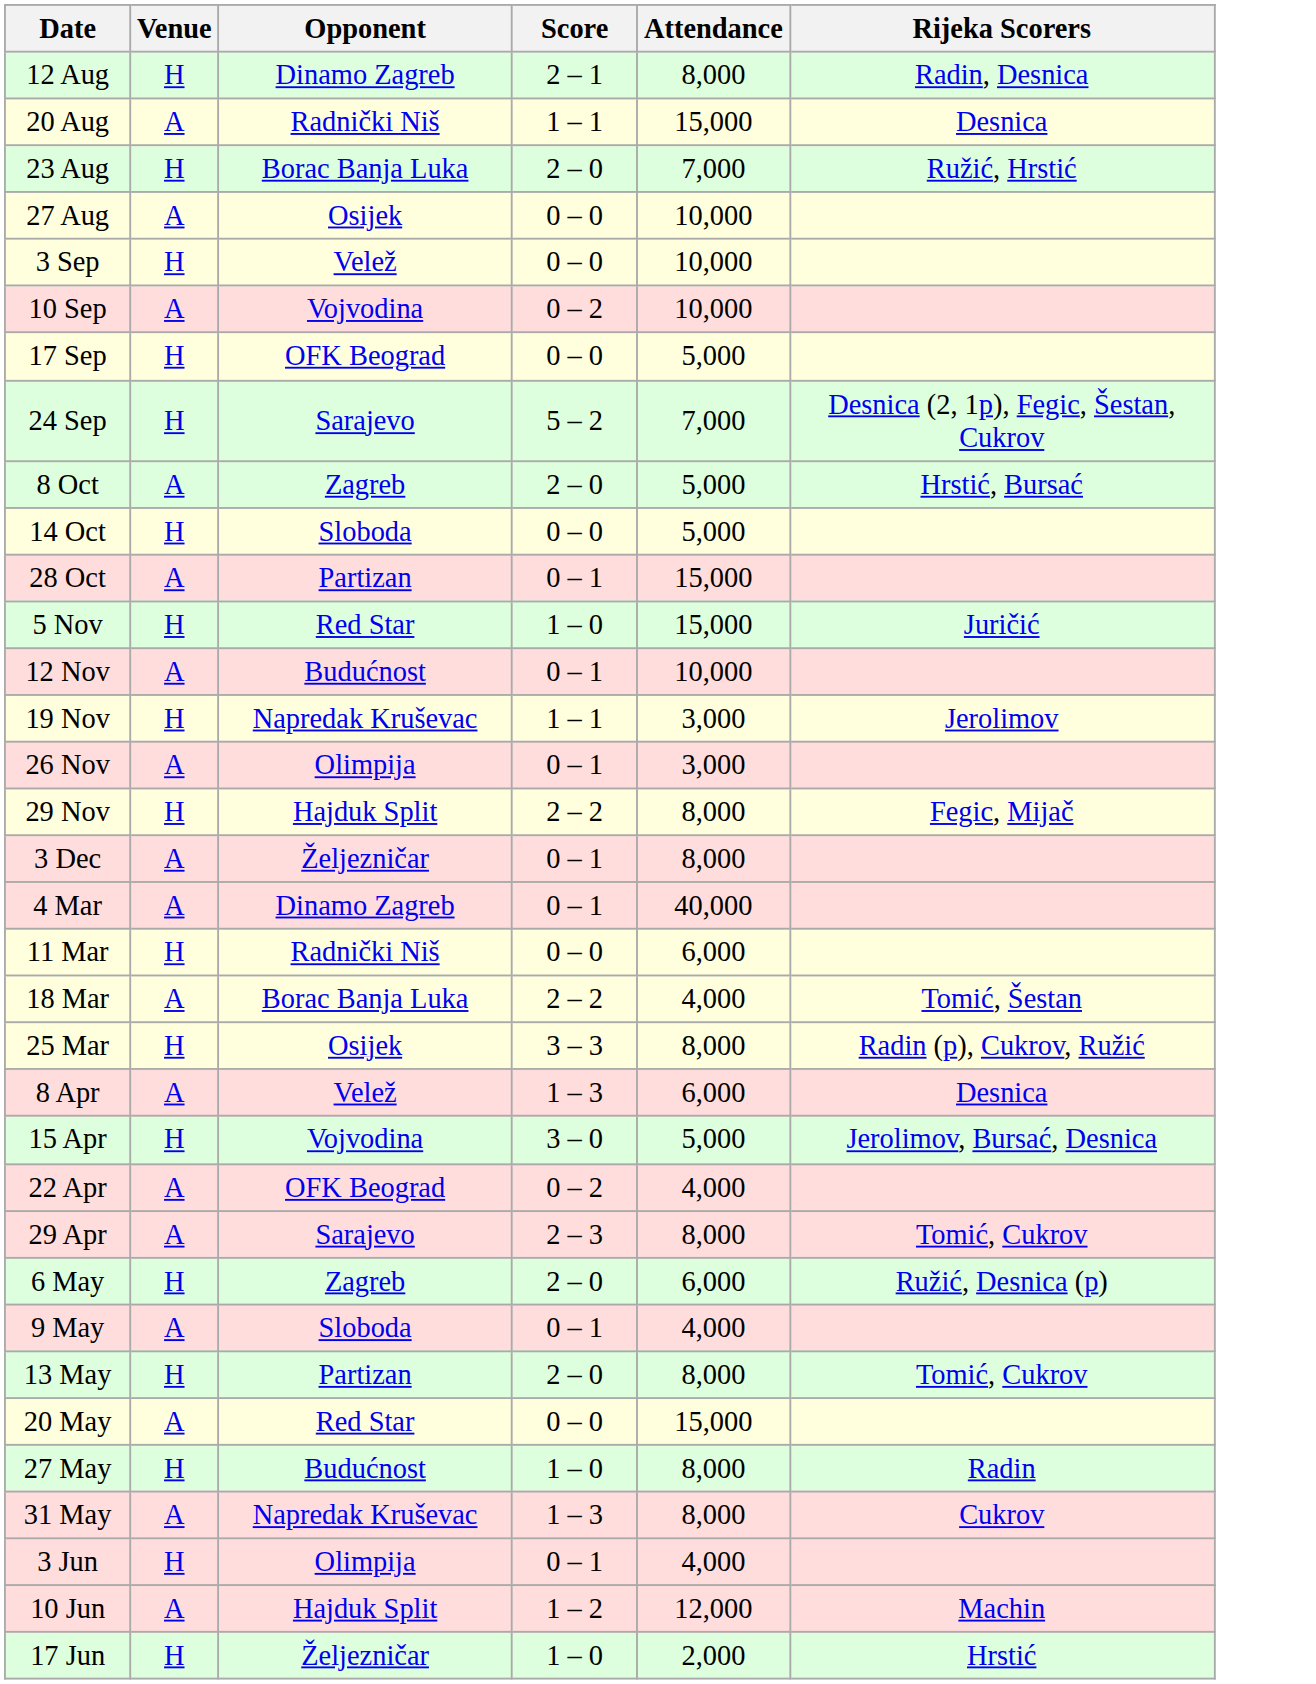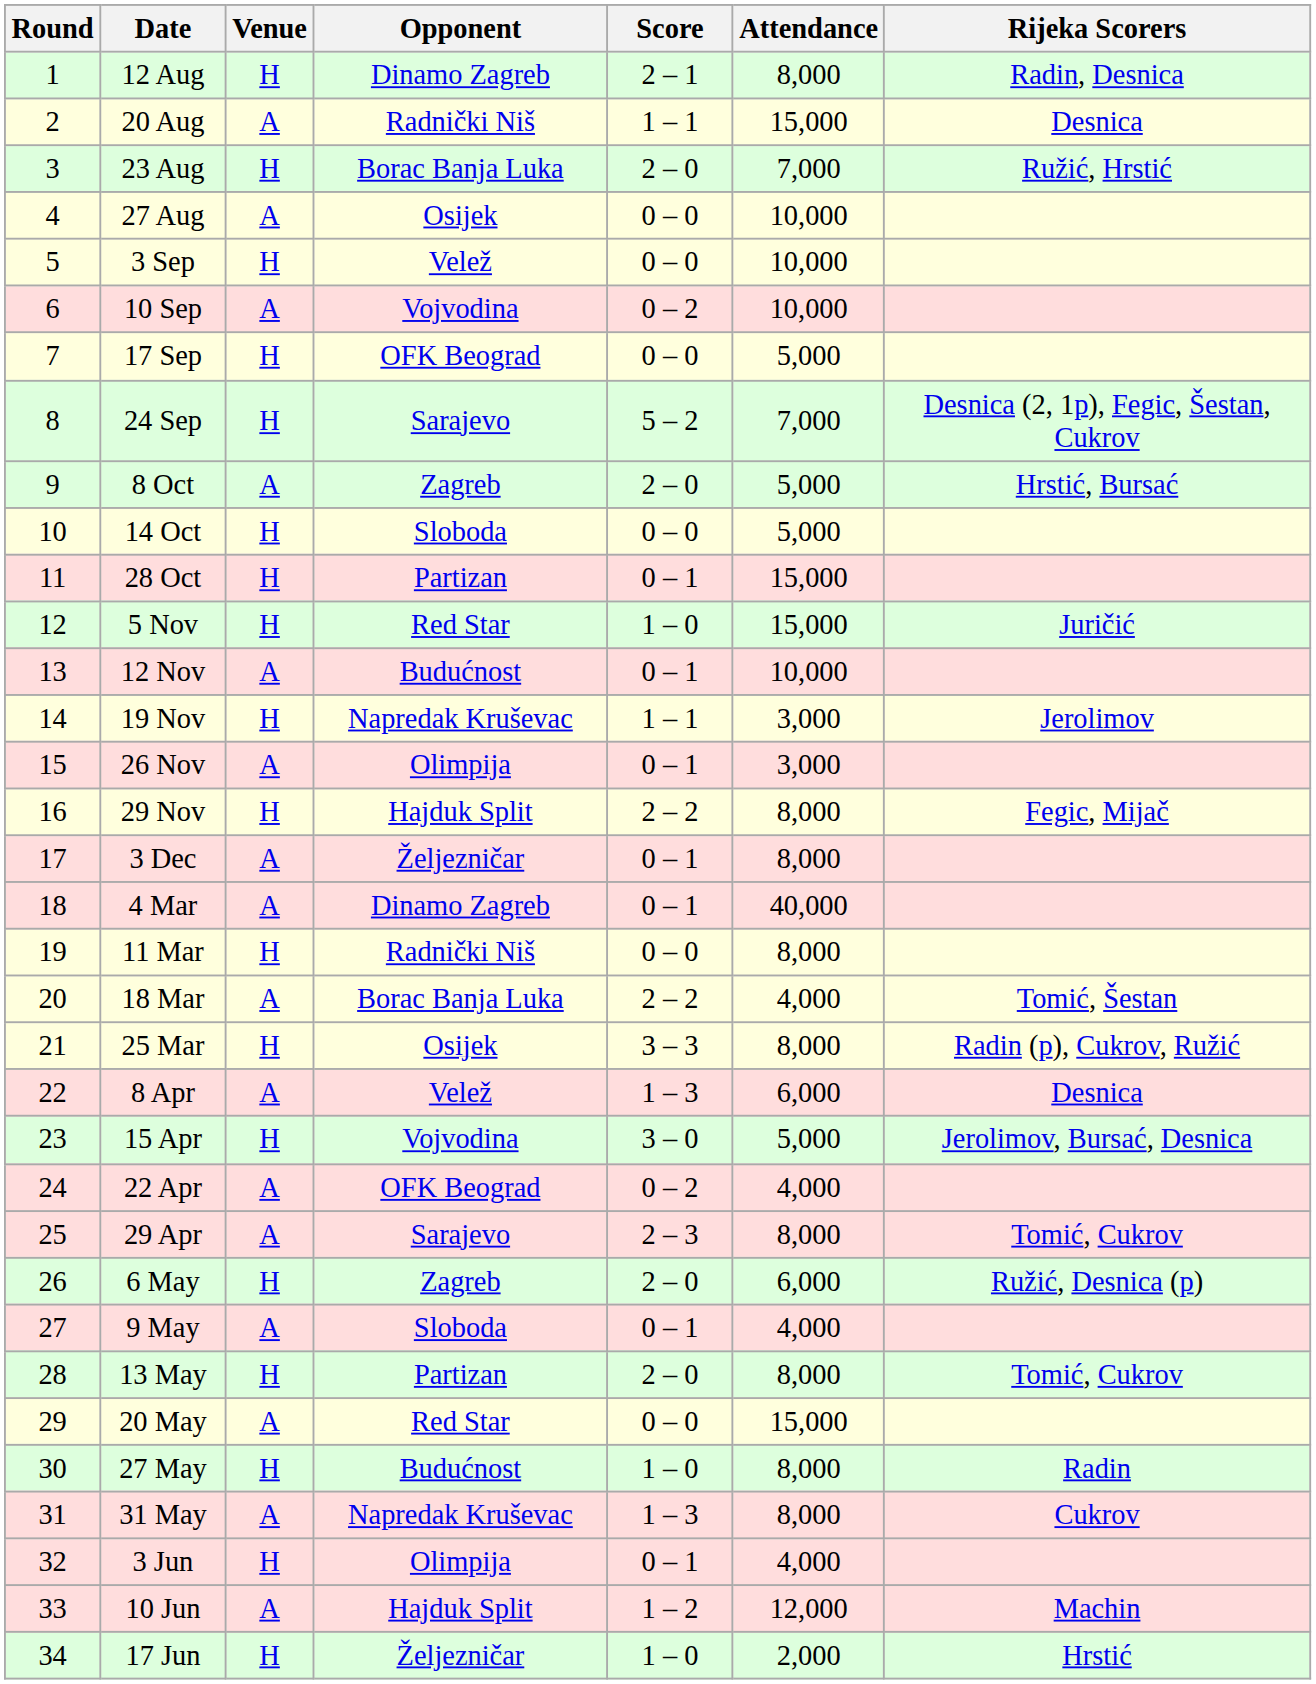+ column: (53, 28)
(174, 577) A -> (270, 577) H
(713, 952) 6,000 -> (809, 952) 8,000
